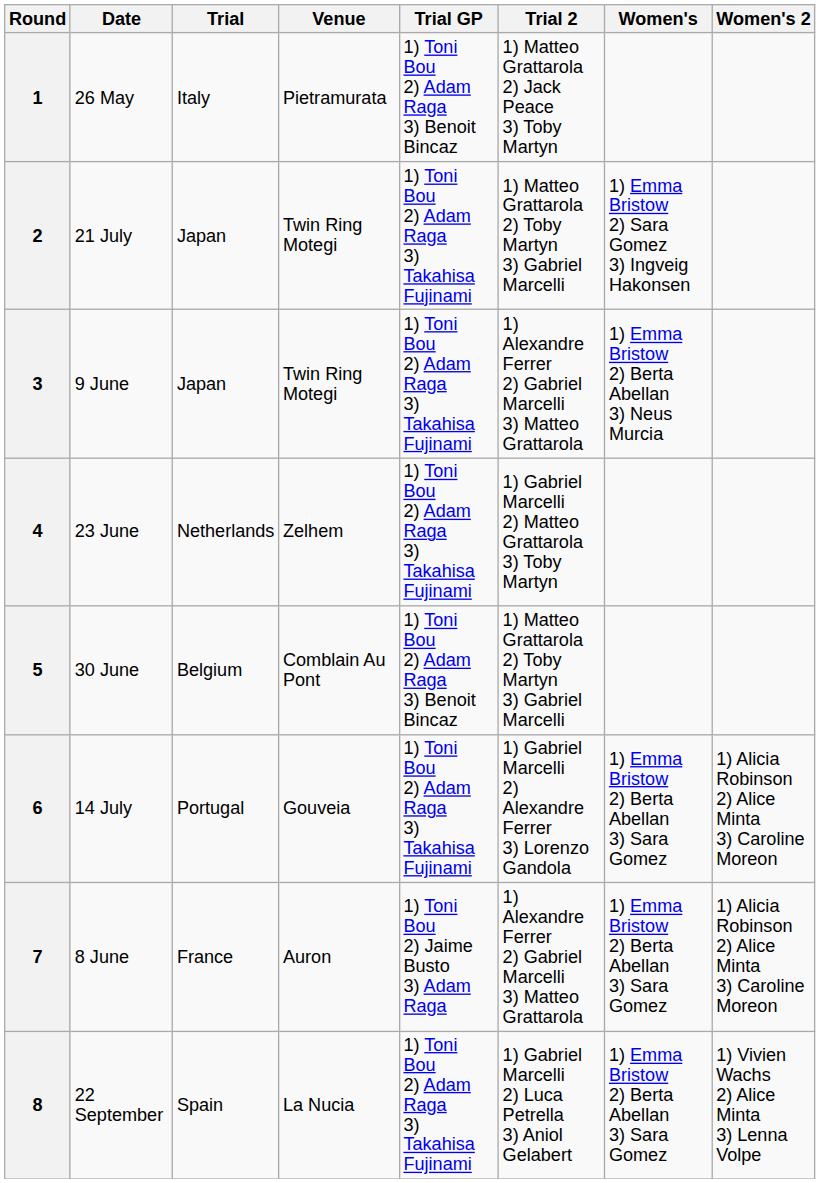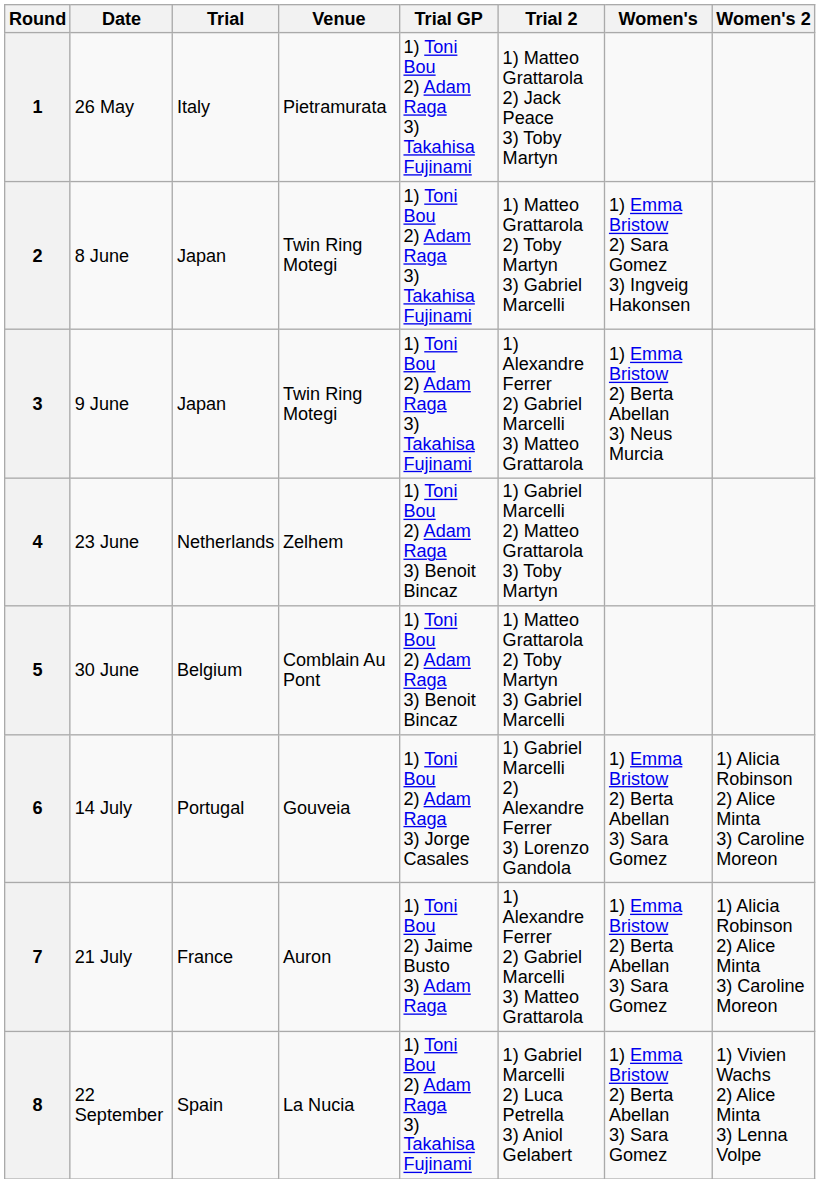(440, 97) 1) Toni Bou 2) Adam Raga 3) Benoit Bincaz -> (439, 107) 1) Toni Bou 2) Adam Raga 3) Takahisa Fujinami
(103, 235) 21 July -> (102, 255) 8 June
(439, 532) 1) Toni Bou 2) Adam Raga 3) Takahisa Fujinami -> (440, 542) 1) Toni Bou 2) Adam Raga 3) Benoit Bincaz
(439, 808) 1) Toni Bou 2) Adam Raga 3) Takahisa Fujinami -> (437, 808) 1) Toni Bou 2) Adam Raga 3) Jorge Casales
(102, 956) 8 June -> (103, 956) 21 July
